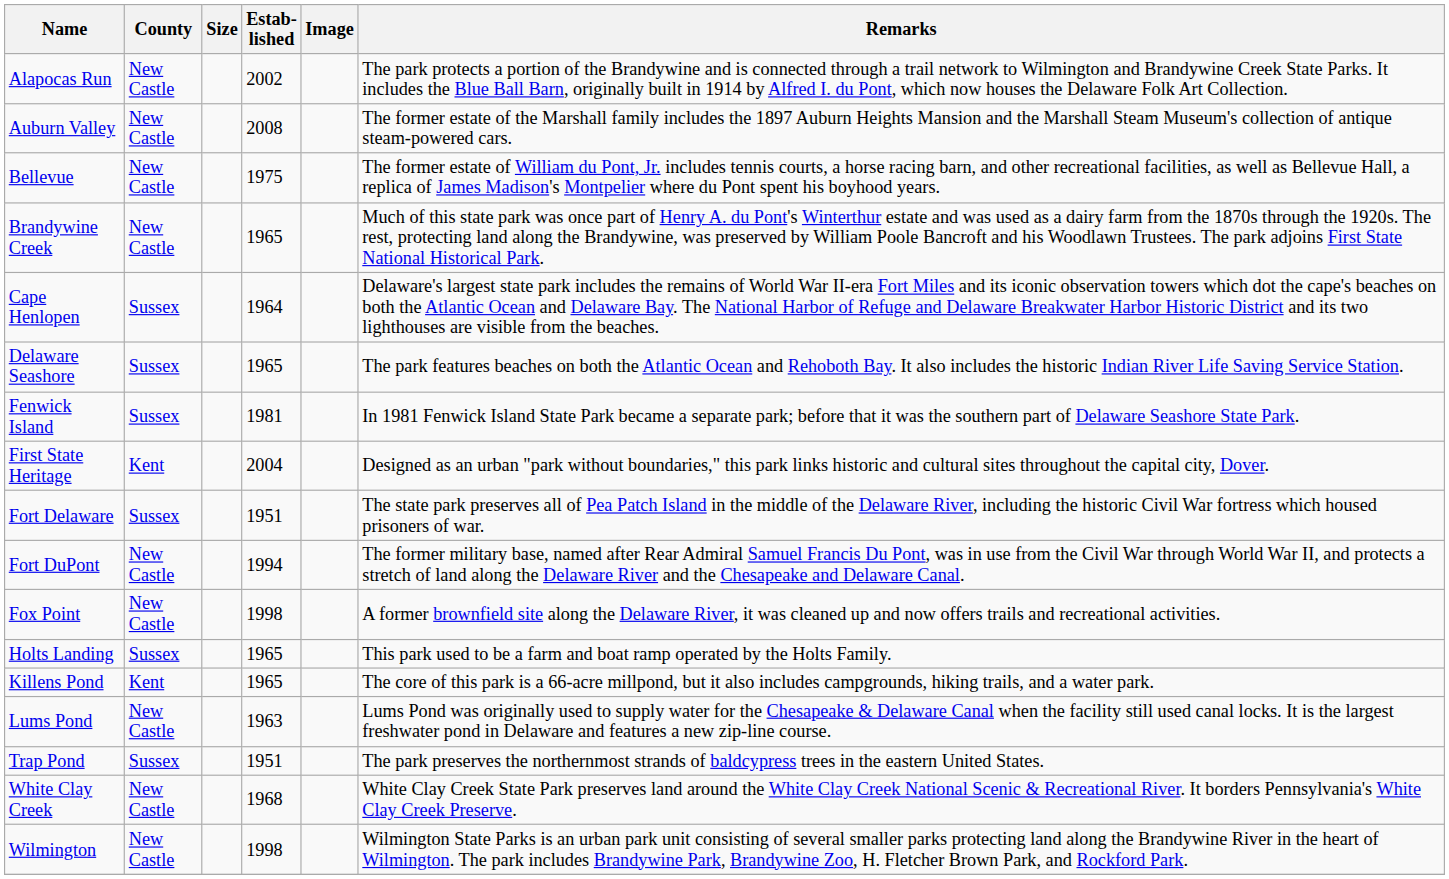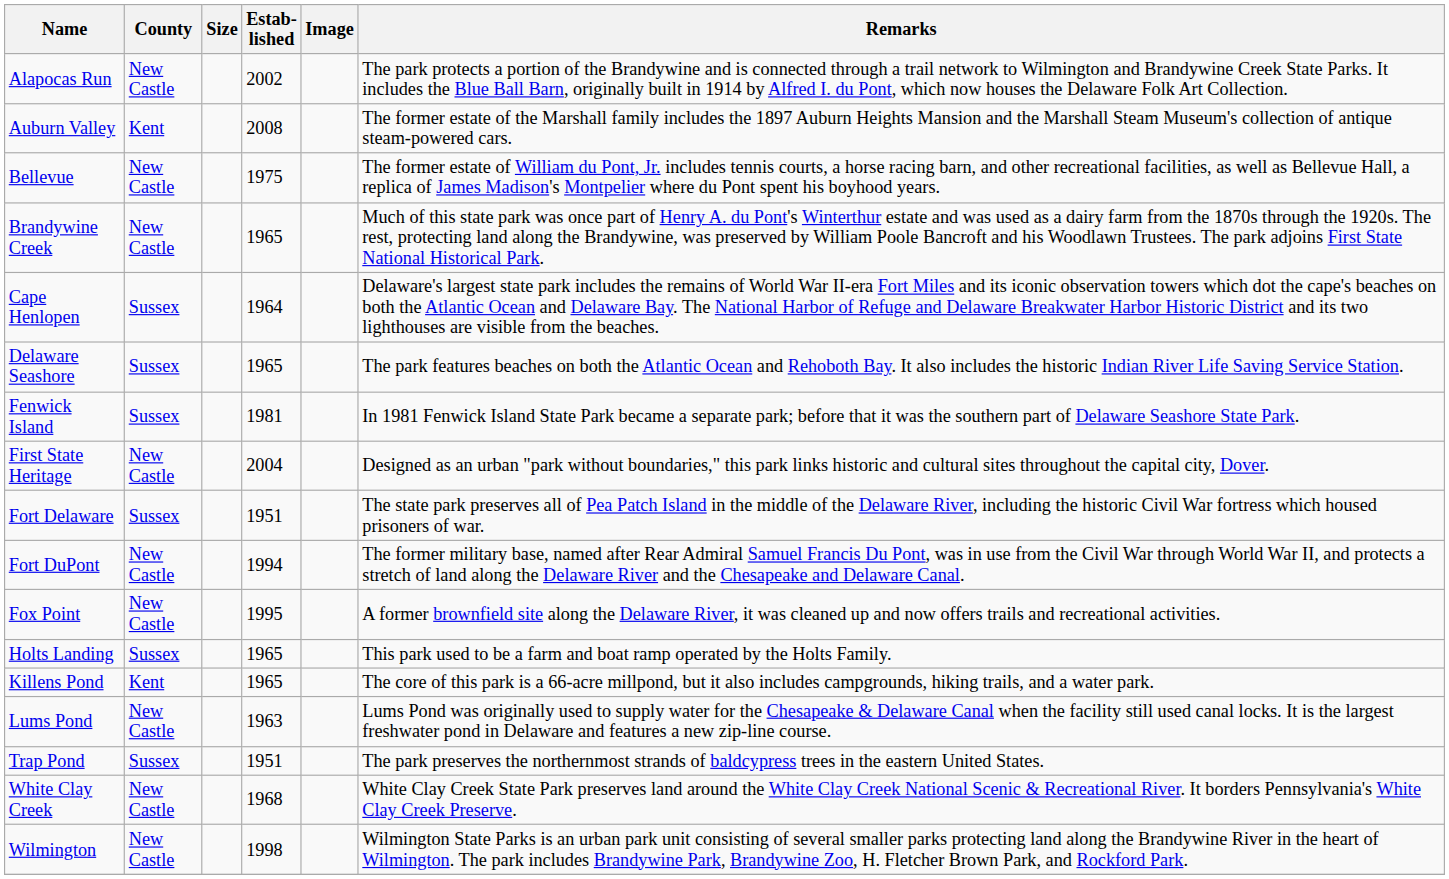(152, 128) New Castle -> (146, 128) Kent
(146, 465) Kent -> (152, 465) New Castle
(264, 614) 1998 -> (264, 614) 1995
